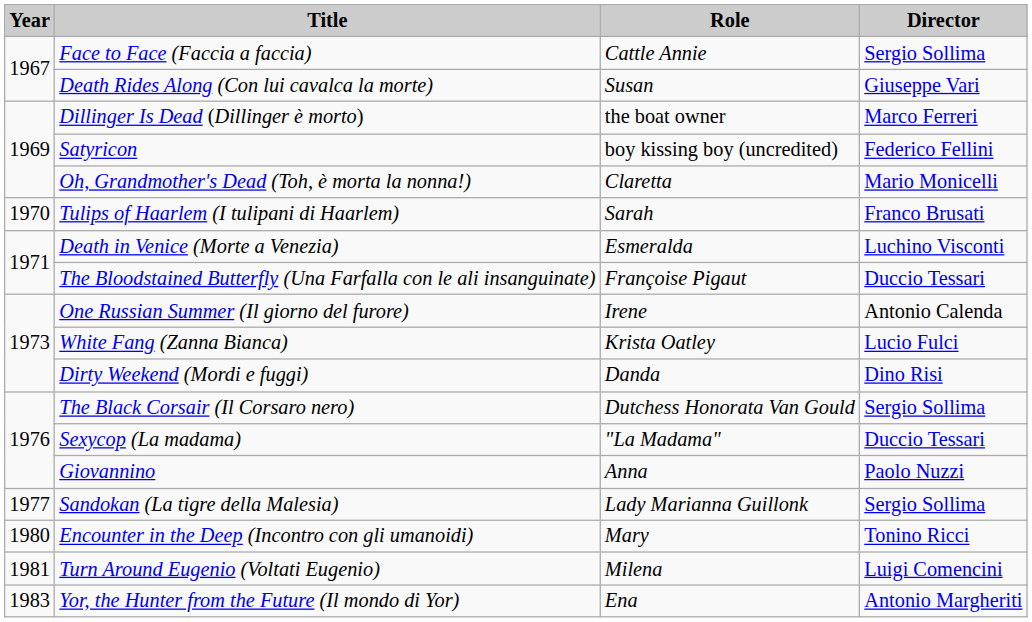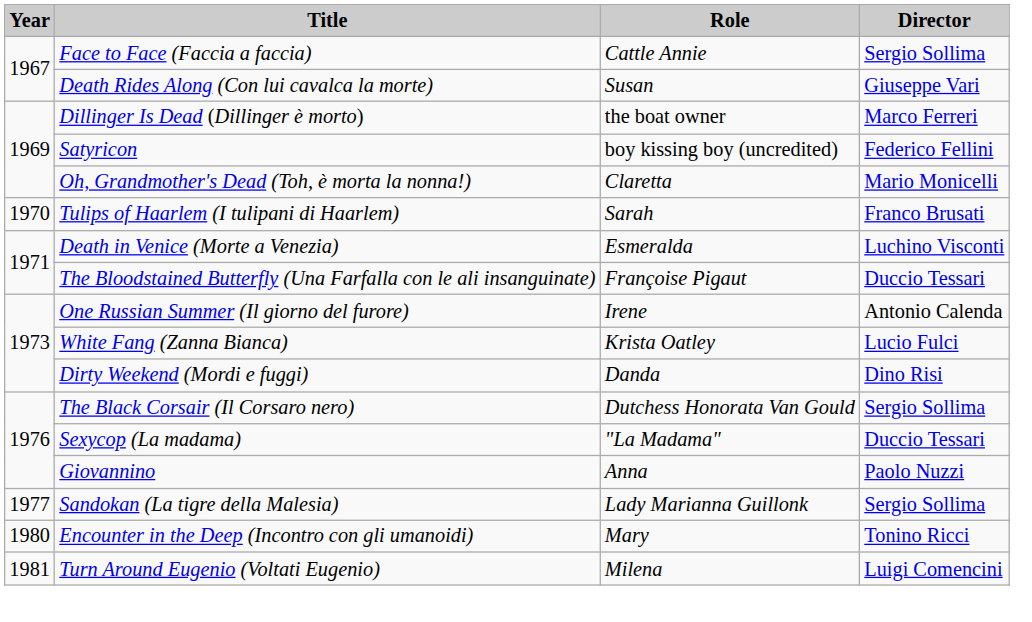- row: (259, 600)
